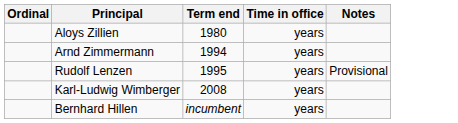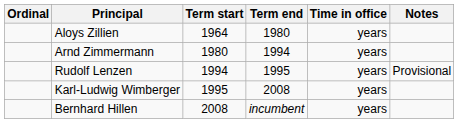+ column: (214, 14)
